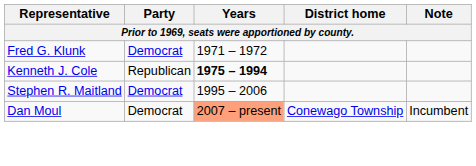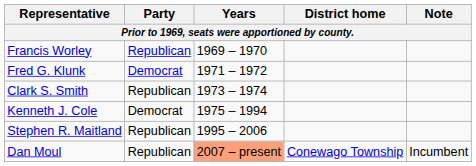+ row: (49, 51)
+ row: (48, 91)
(159, 71) Republican -> (155, 111) Democrat
(232, 71) bold -> (232, 111) normal
(155, 91) Democrat -> (159, 131) Republican
(155, 111) Democrat -> (159, 151) Republican
